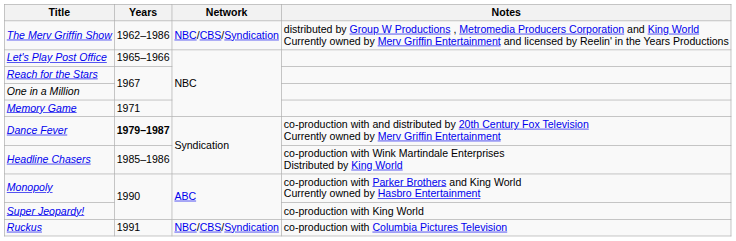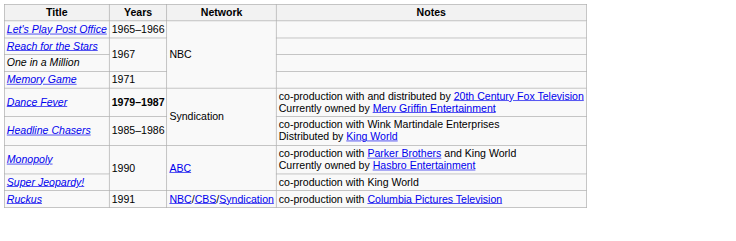- row: (59, 35)
